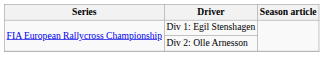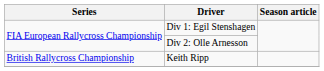+ row: (188, 58)
